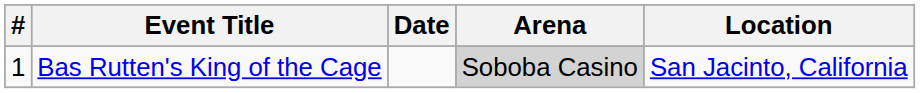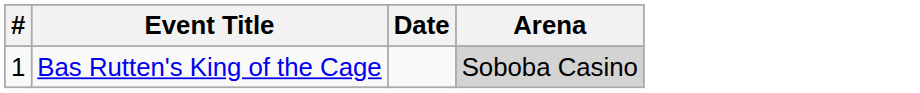- column: (779, 26)
